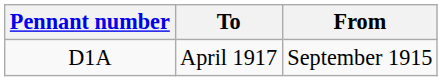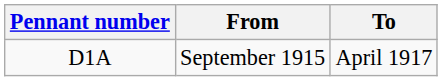columns swapped: (360, 22) <-> (229, 22)
